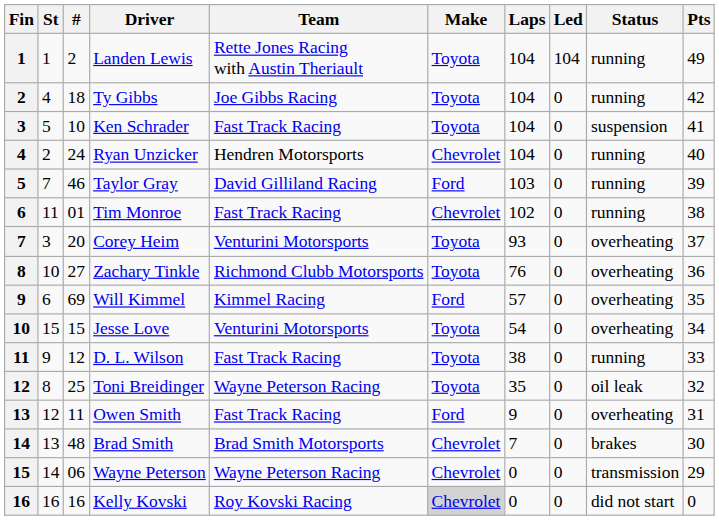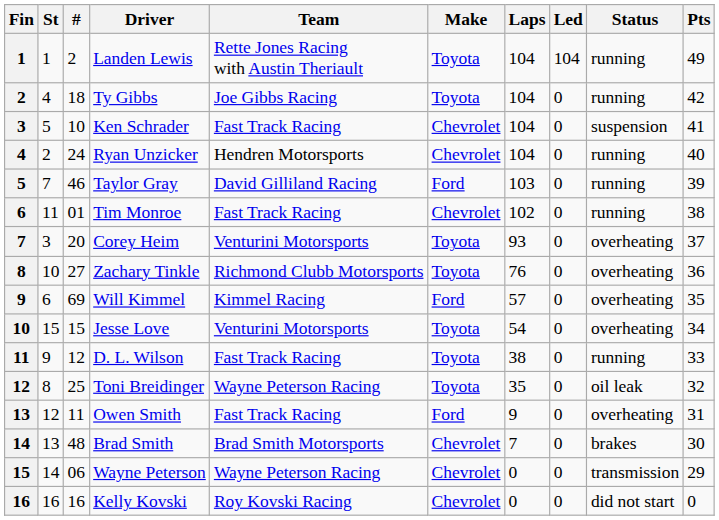(456, 126) Toyota -> (466, 126) Chevrolet
(466, 500) lightgrey background -> (466, 500) no background
